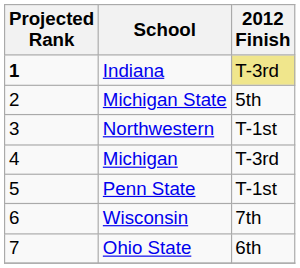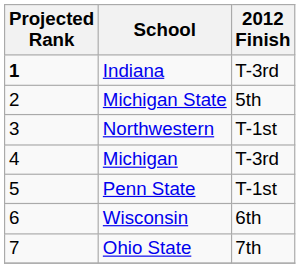(257, 70) khaki background -> (257, 70) no background
(248, 218) 7th -> (248, 218) 6th
(248, 248) 6th -> (248, 248) 7th
